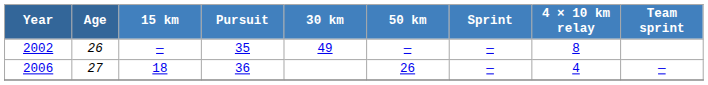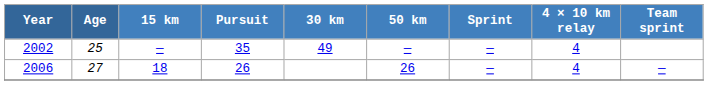(95, 50) 26 -> (95, 50) 25
(576, 50) 8 -> (576, 50) 4
(242, 70) 36 -> (242, 70) 26
